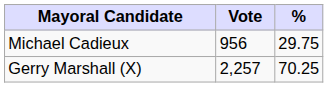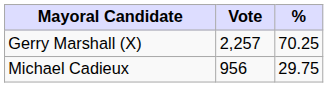rows swapped: (75, 69) <-> (69, 43)
